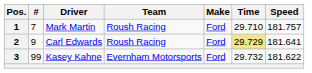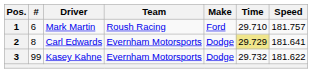(33, 27) 7 -> (33, 27) 6
(33, 42) 9 -> (33, 42) 8
(136, 42) Roush Racing -> (154, 42) Evernham Motorsports
(216, 42) Ford -> (220, 42) Dodge
(216, 57) Ford -> (220, 57) Dodge
